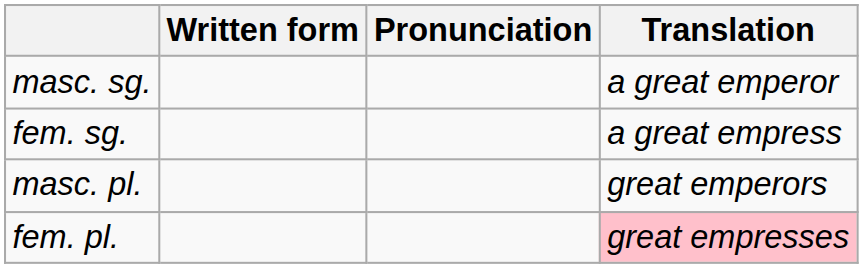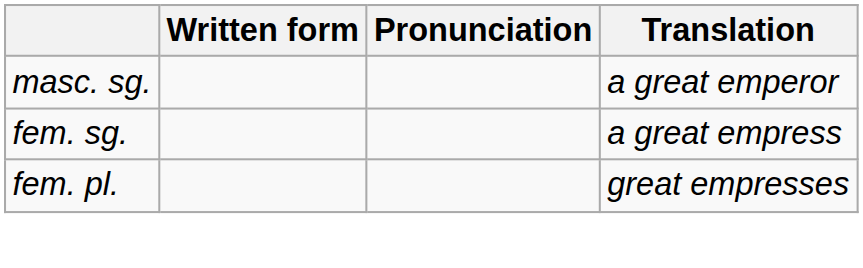- row: (77, 184)
(728, 236) pink background -> (728, 184) no background
